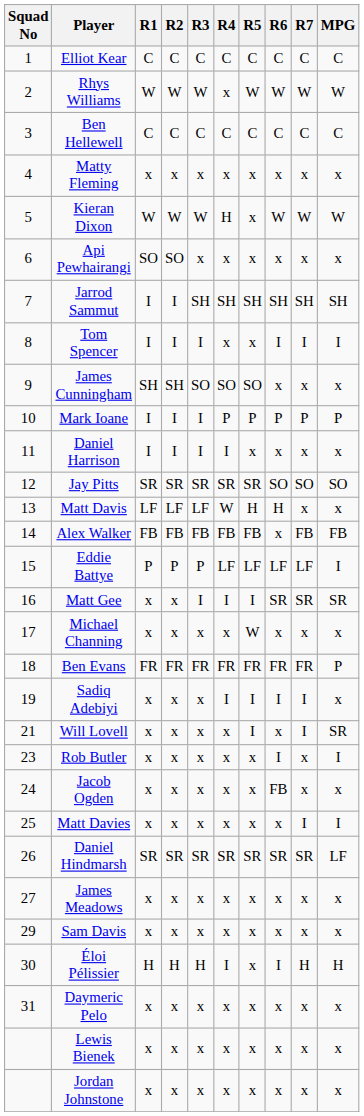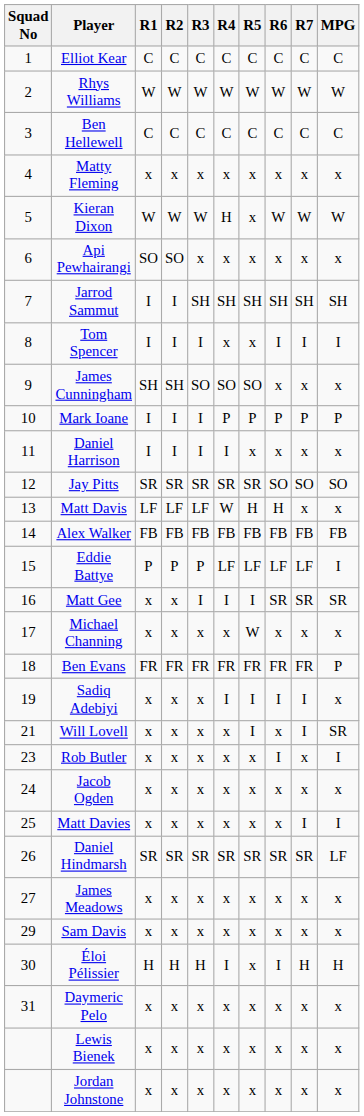(226, 91) x -> (226, 91) W
(278, 533) x -> (278, 533) FB
(278, 789) FB -> (278, 789) x
